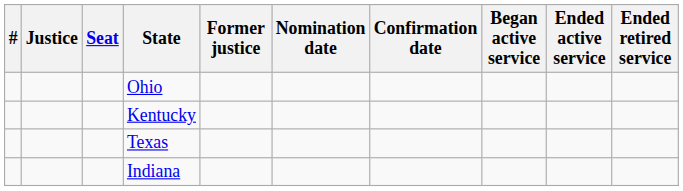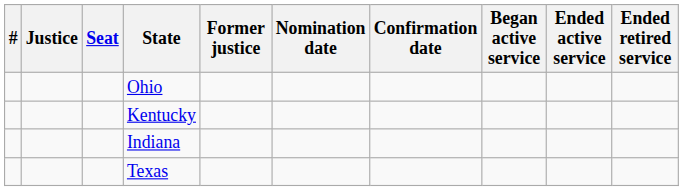rows swapped: (148, 143) <-> (154, 171)
